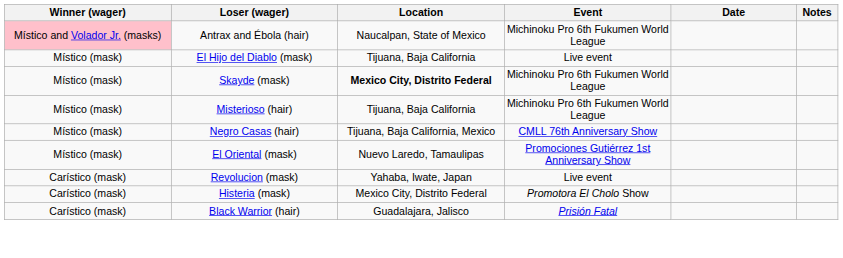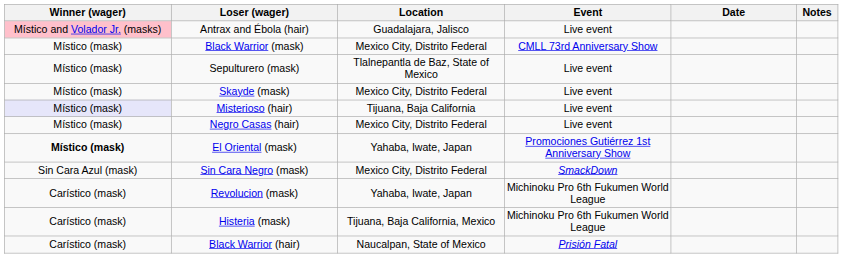(421, 35) Naucalpan, State of Mexico -> (421, 29) Guadalajara, Jalisco
(588, 35) Michinoku Pro 6th Fukumen World League -> (588, 29) Live event
+ row: (254, 46)
- row: (254, 58)
+ row: (254, 69)
(421, 80) bold -> (421, 91) normal
(588, 80) Michinoku Pro 6th Fukumen World League -> (588, 91) Live event
(88, 109) no background -> (88, 108) lavender background
(588, 109) Michinoku Pro 6th Fukumen World League -> (588, 108) Live event
(421, 132) Tijuana, Baja California, Mexico -> (421, 125) Mexico City, Distrito Federal
(588, 132) CMLL 76th Anniversary Show -> (588, 125) Live event
(88, 154) normal -> (88, 147) bold
(421, 154) Nuevo Laredo, Tamaulipas -> (421, 147) Yahaba, Iwate, Japan
+ row: (254, 170)
(588, 177) Live event -> (588, 193) Michinoku Pro 6th Fukumen World League
(421, 194) Mexico City, Distrito Federal -> (421, 221) Tijuana, Baja California, Mexico
(588, 194) Promotora El Cholo Show -> (588, 221) Michinoku Pro 6th Fukumen World League
(421, 211) Guadalajara, Jalisco -> (421, 244) Naucalpan, State of Mexico
